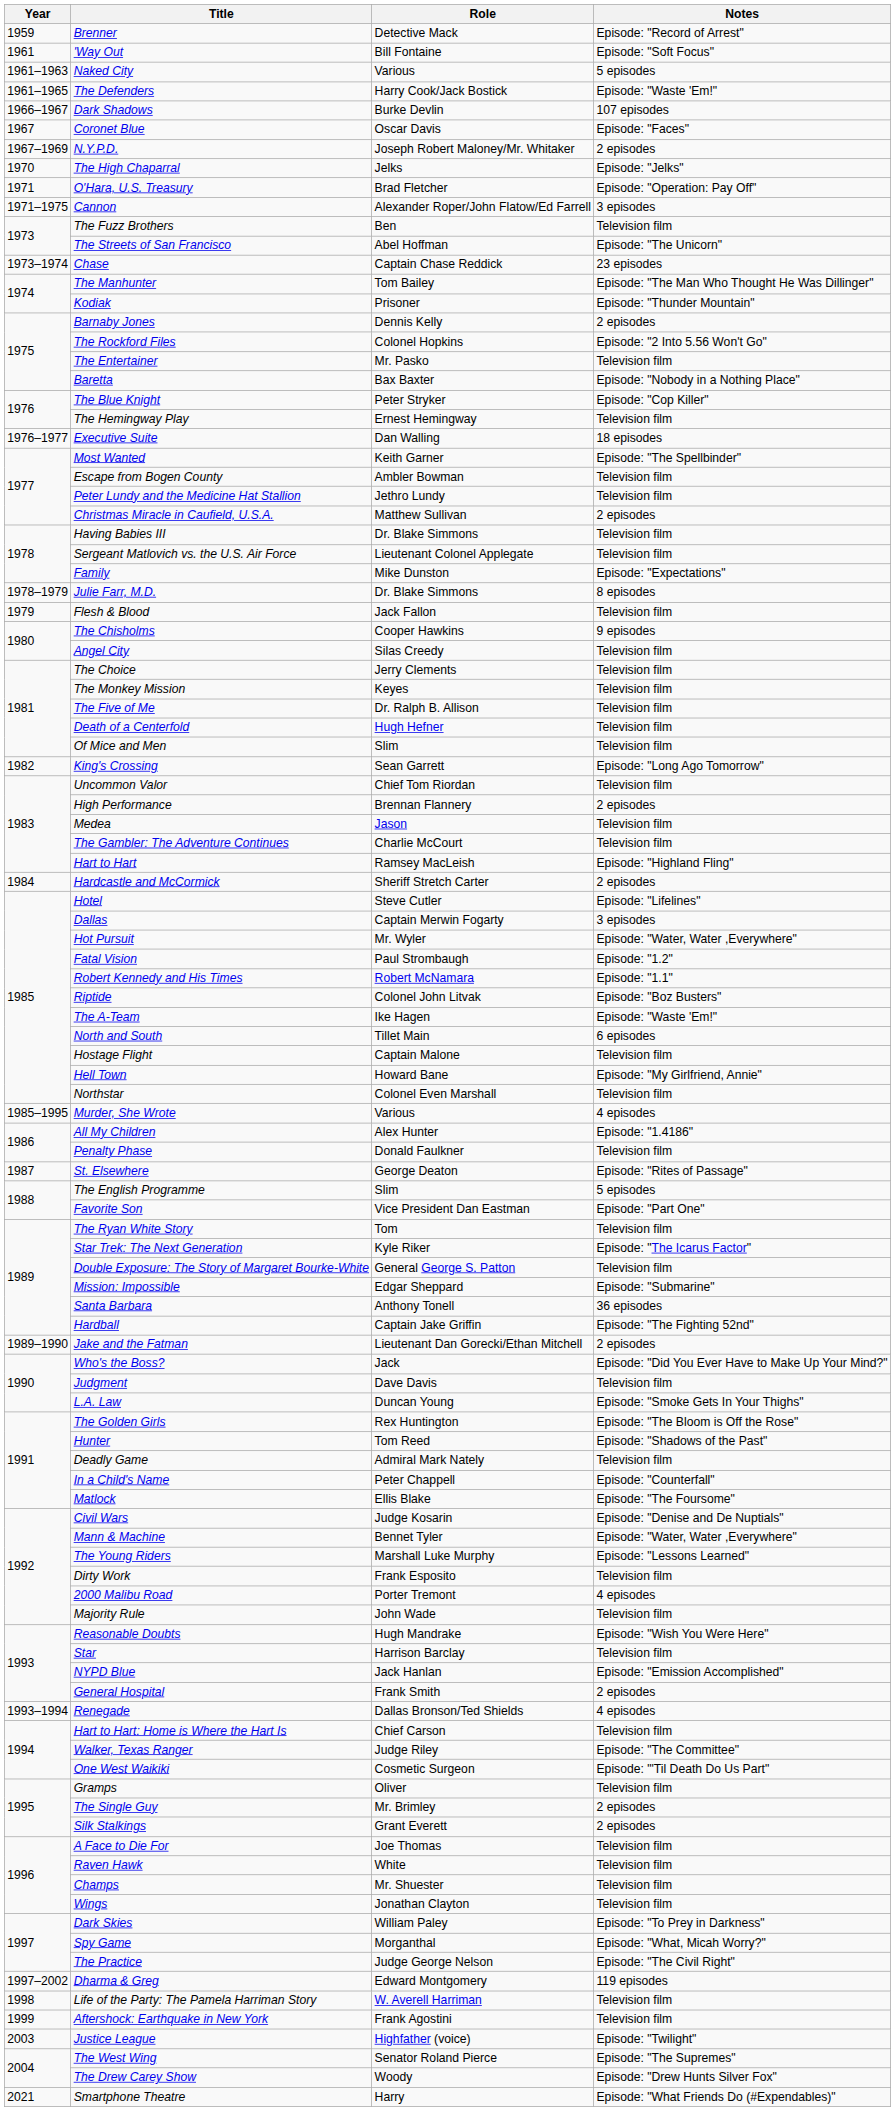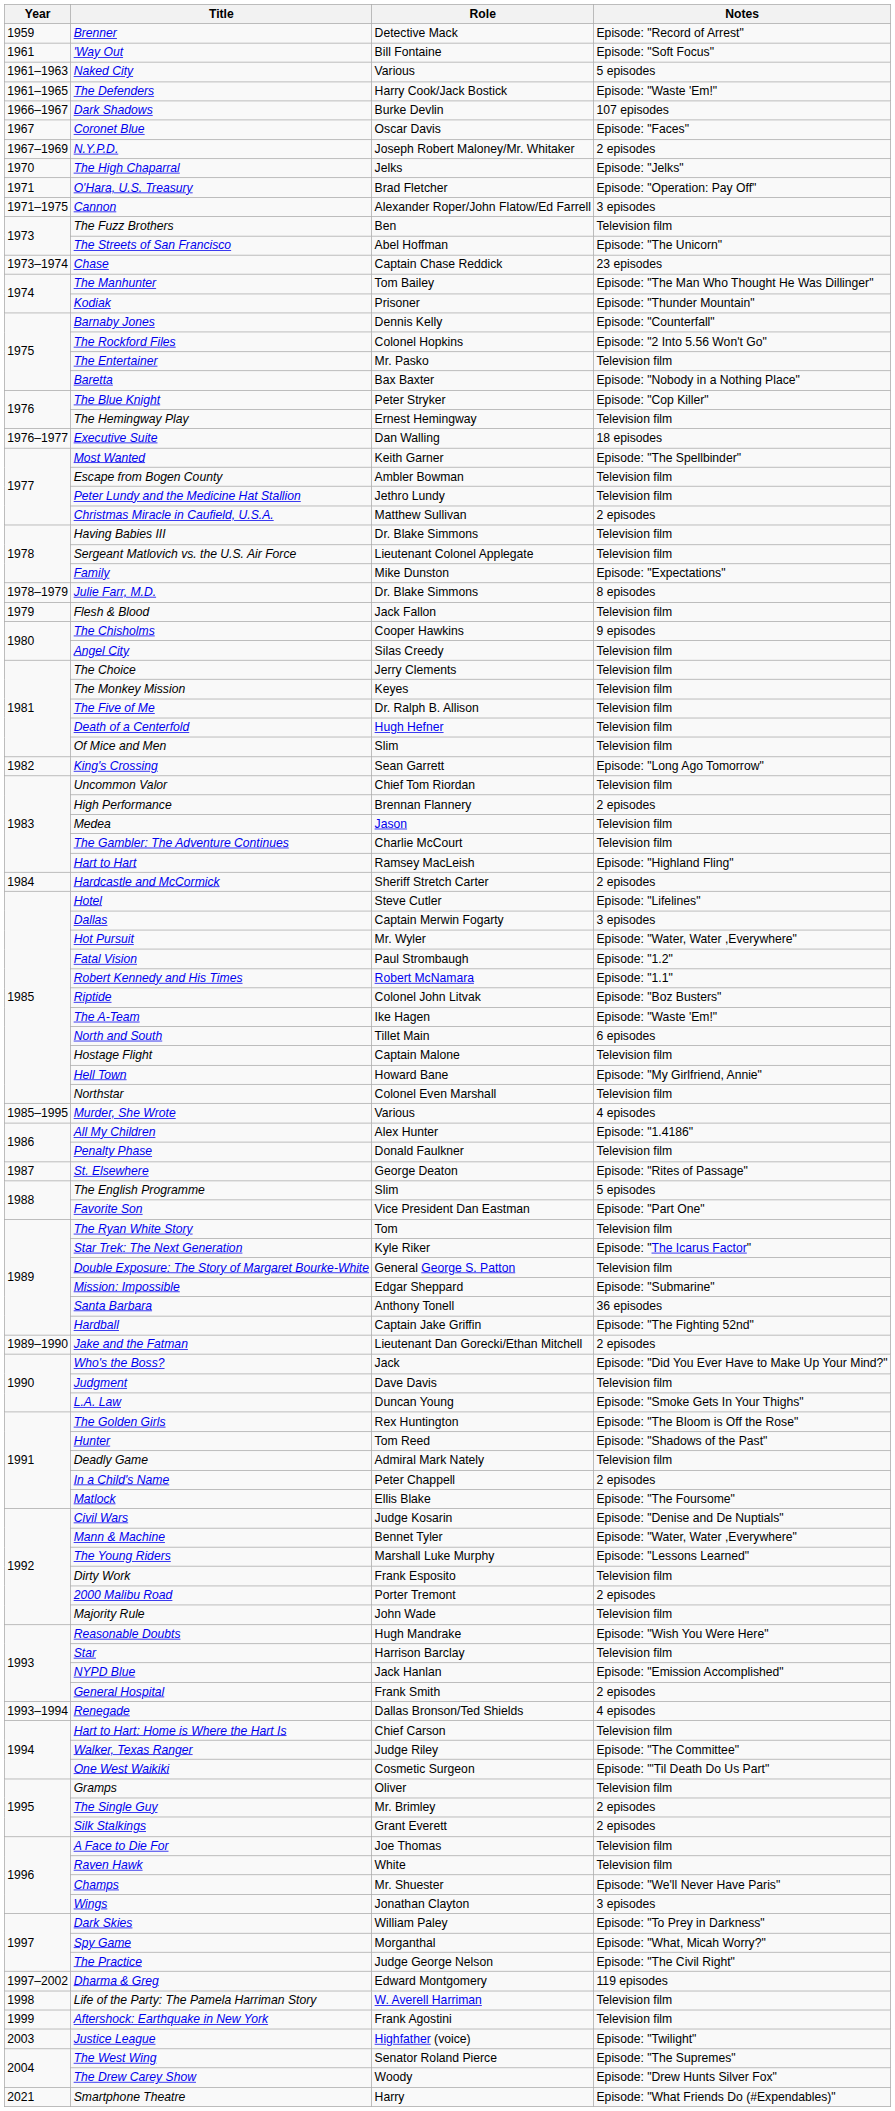(626, 322) 2 episodes -> (656, 322) Episode: "Counterfall"
(656, 1479) Episode: "Counterfall" -> (626, 1479) 2 episodes
(626, 1595) 4 episodes -> (626, 1595) 2 episodes
(634, 1884) Television film -> (688, 1884) Episode: "We'll Never Have Paris"
(634, 1904) Television film -> (626, 1904) 3 episodes
